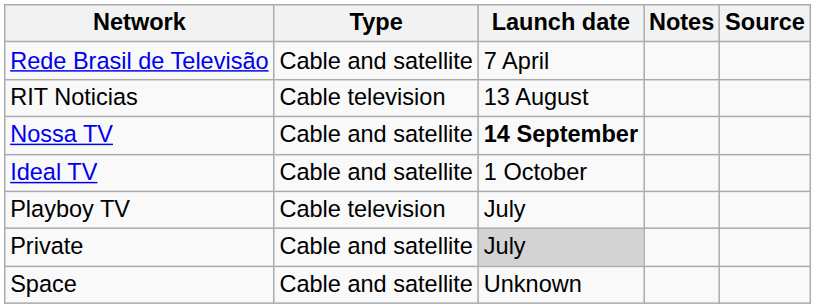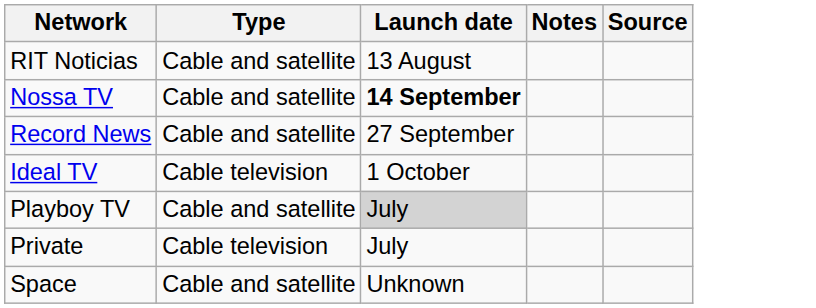- row: (139, 60)
(362, 97) Cable television -> (259, 60) Cable and satellite
+ row: (81, 135)
(376, 172) Cable and satellite -> (245, 172) Cable television
(362, 209) Cable television -> (259, 209) Cable and satellite
(505, 209) no background -> (387, 209) lightgrey background
(376, 246) Cable and satellite -> (245, 246) Cable television
(505, 246) lightgrey background -> (387, 246) no background
